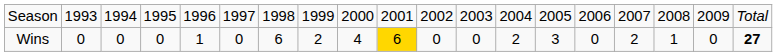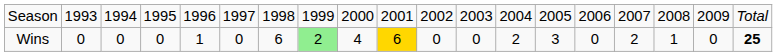(318, 39) no background -> (318, 39) lightgreen background
(752, 39) 27 -> (752, 39) 25
